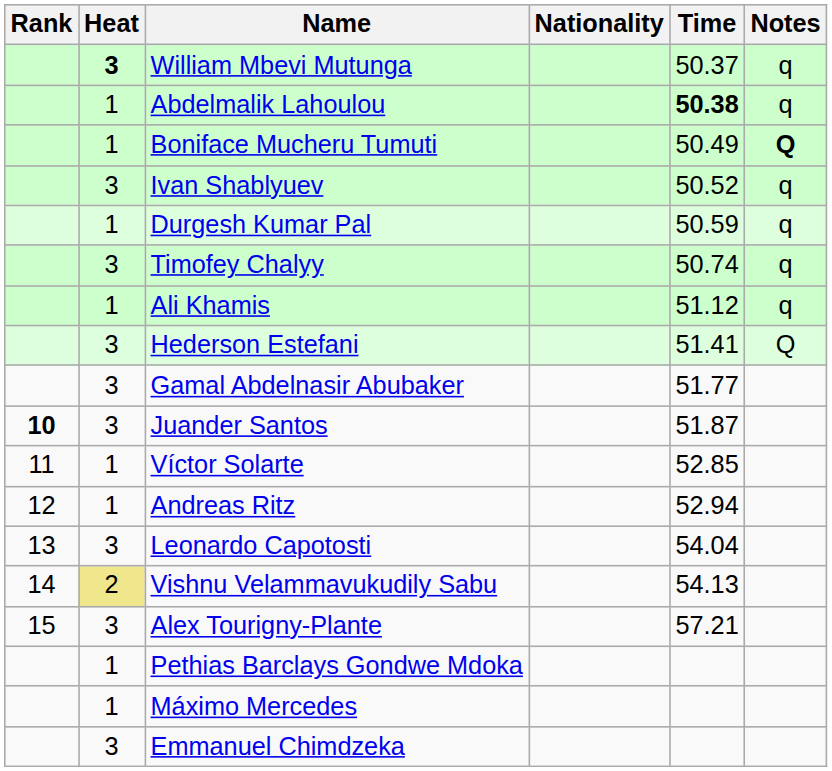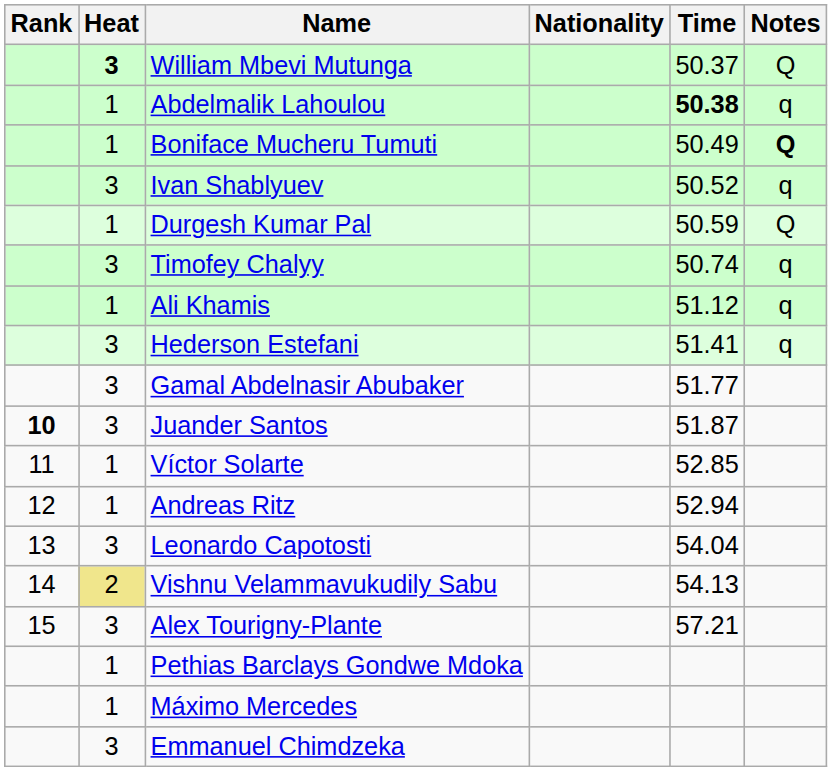(785, 64) q -> (785, 64) Q
(785, 225) q -> (785, 225) Q
(785, 345) Q -> (785, 345) q
